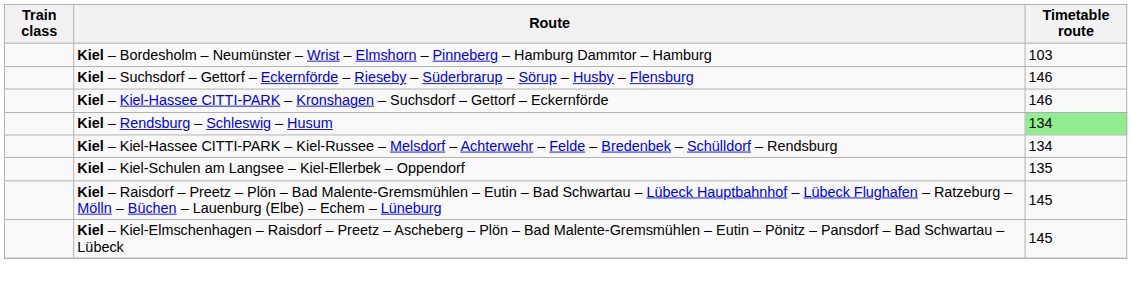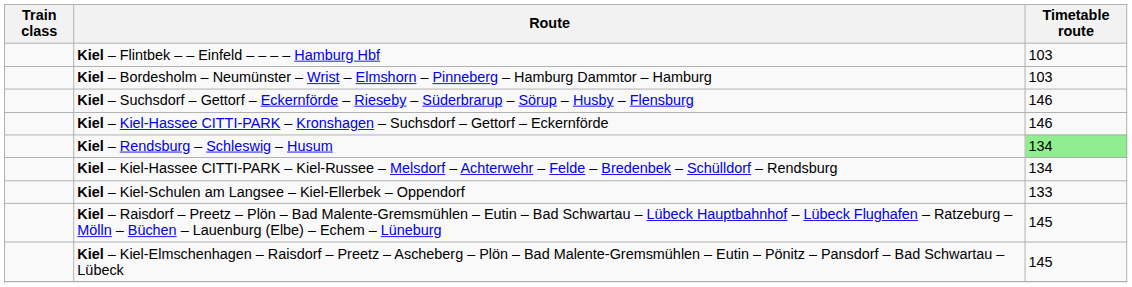+ row: (229, 54)
(1040, 169) 135 -> (1040, 191) 133
